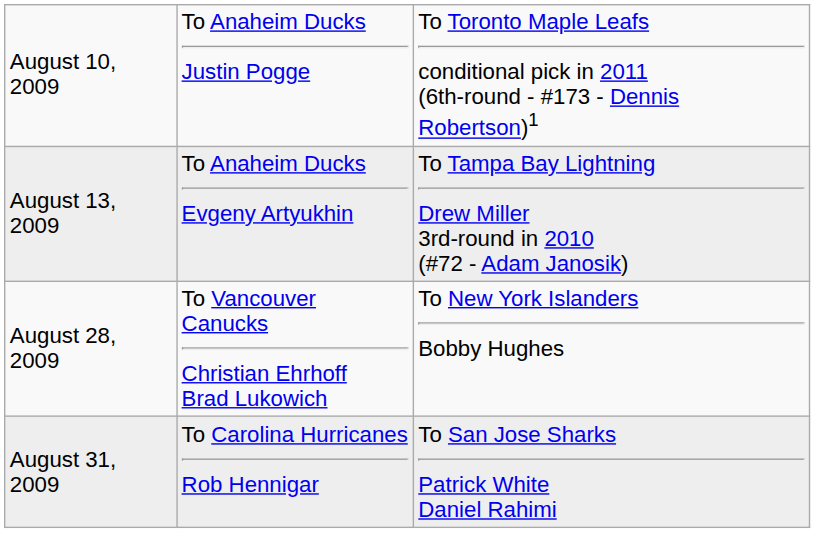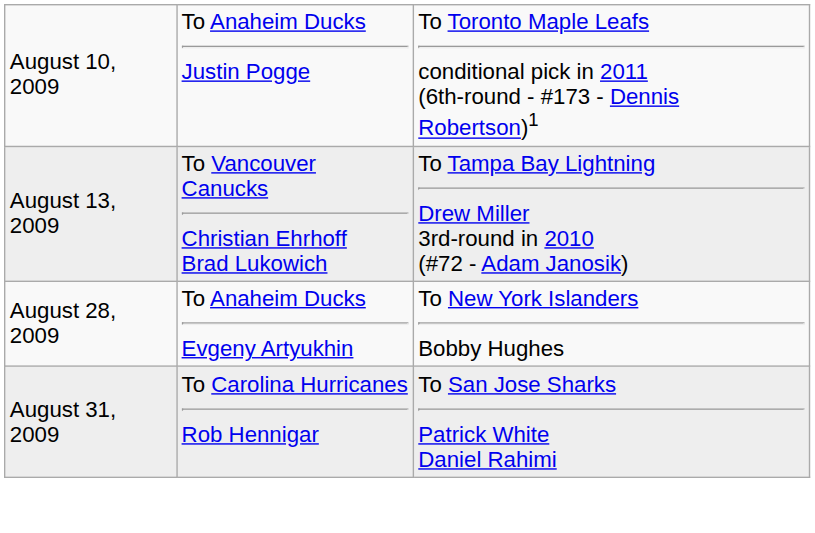(295, 188) To Anaheim Ducks Evgeny Artyukhin -> (295, 213) To Vancouver Canucks Christian Ehrhoff Brad Lukowich
(295, 348) To Vancouver Canucks Christian Ehrhoff Brad Lukowich -> (295, 323) To Anaheim Ducks Evgeny Artyukhin
